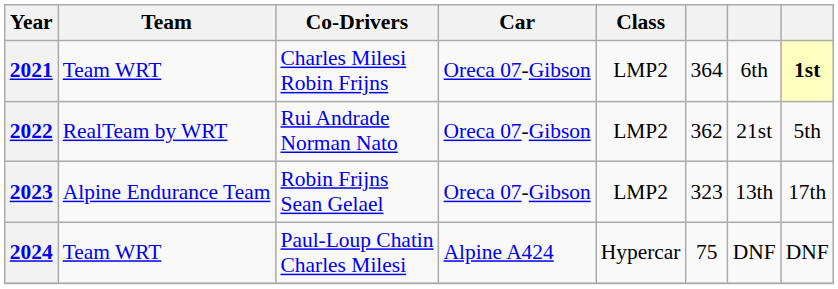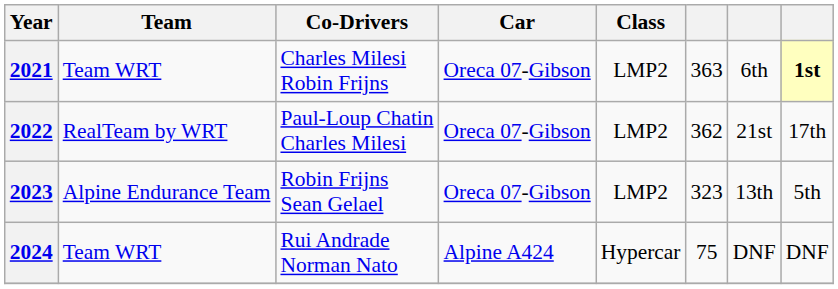(707, 70) 364 -> (707, 70) 363
(339, 131) Rui Andrade Norman Nato -> (357, 131) Paul-Loup Chatin Charles Milesi
(807, 131) 5th -> (807, 131) 17th
(807, 192) 17th -> (807, 192) 5th
(357, 252) Paul-Loup Chatin Charles Milesi -> (339, 252) Rui Andrade Norman Nato
